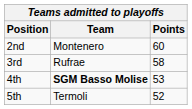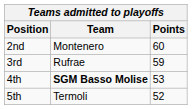(159, 63) 58 -> (159, 63) 59
